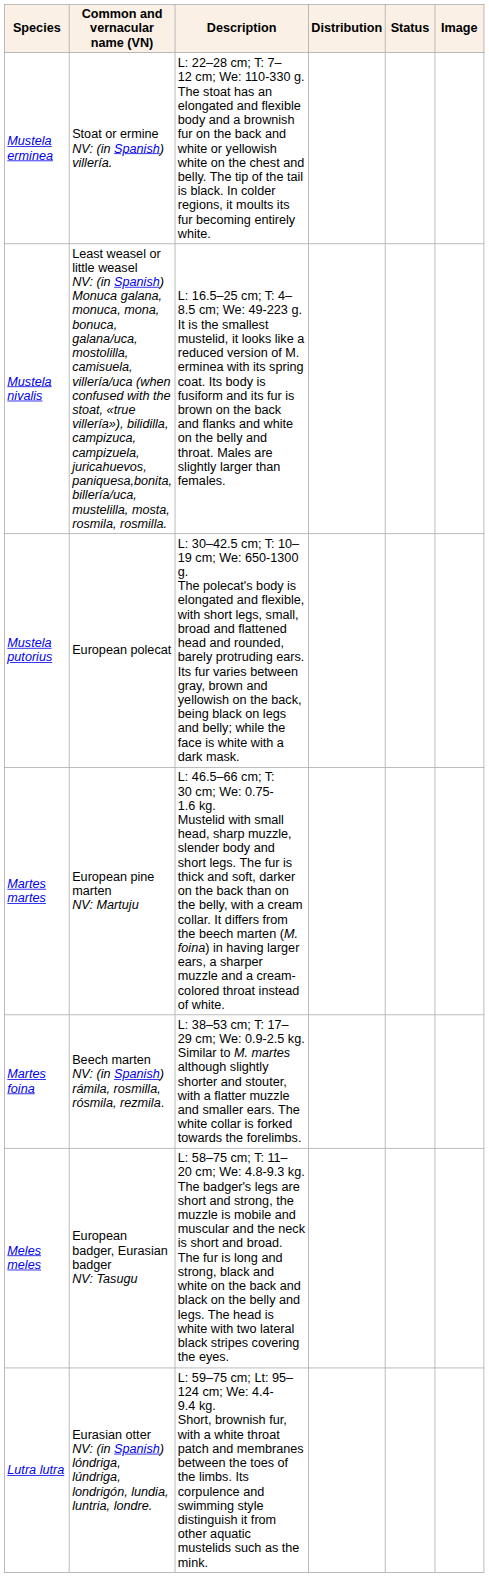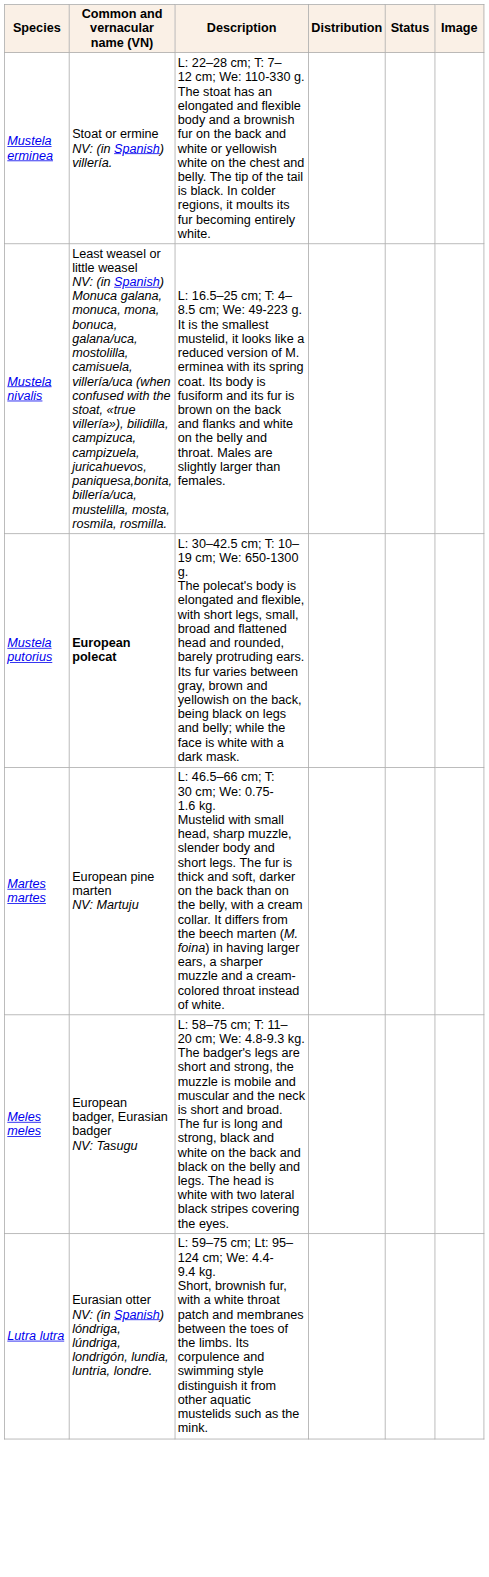(122, 650) normal -> (101, 650) bold
- row: (27, 1081)
